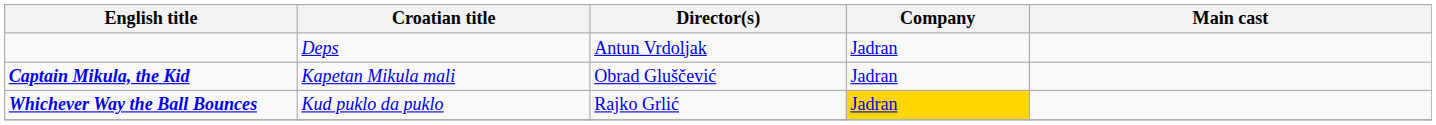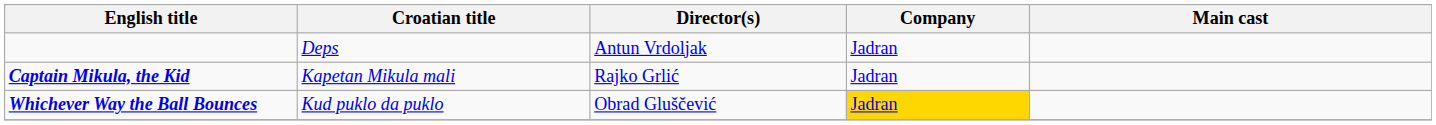(655, 76) Obrad Gluščević -> (637, 76) Rajko Grlić
(637, 104) Rajko Grlić -> (655, 104) Obrad Gluščević
